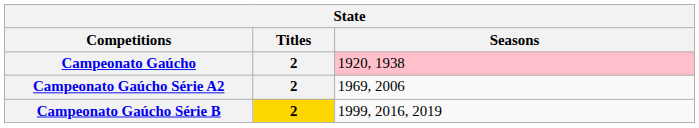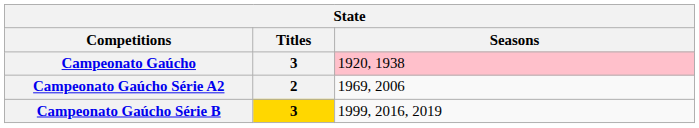(294, 63) 2 -> (294, 63) 3
(294, 110) 2 -> (294, 110) 3
